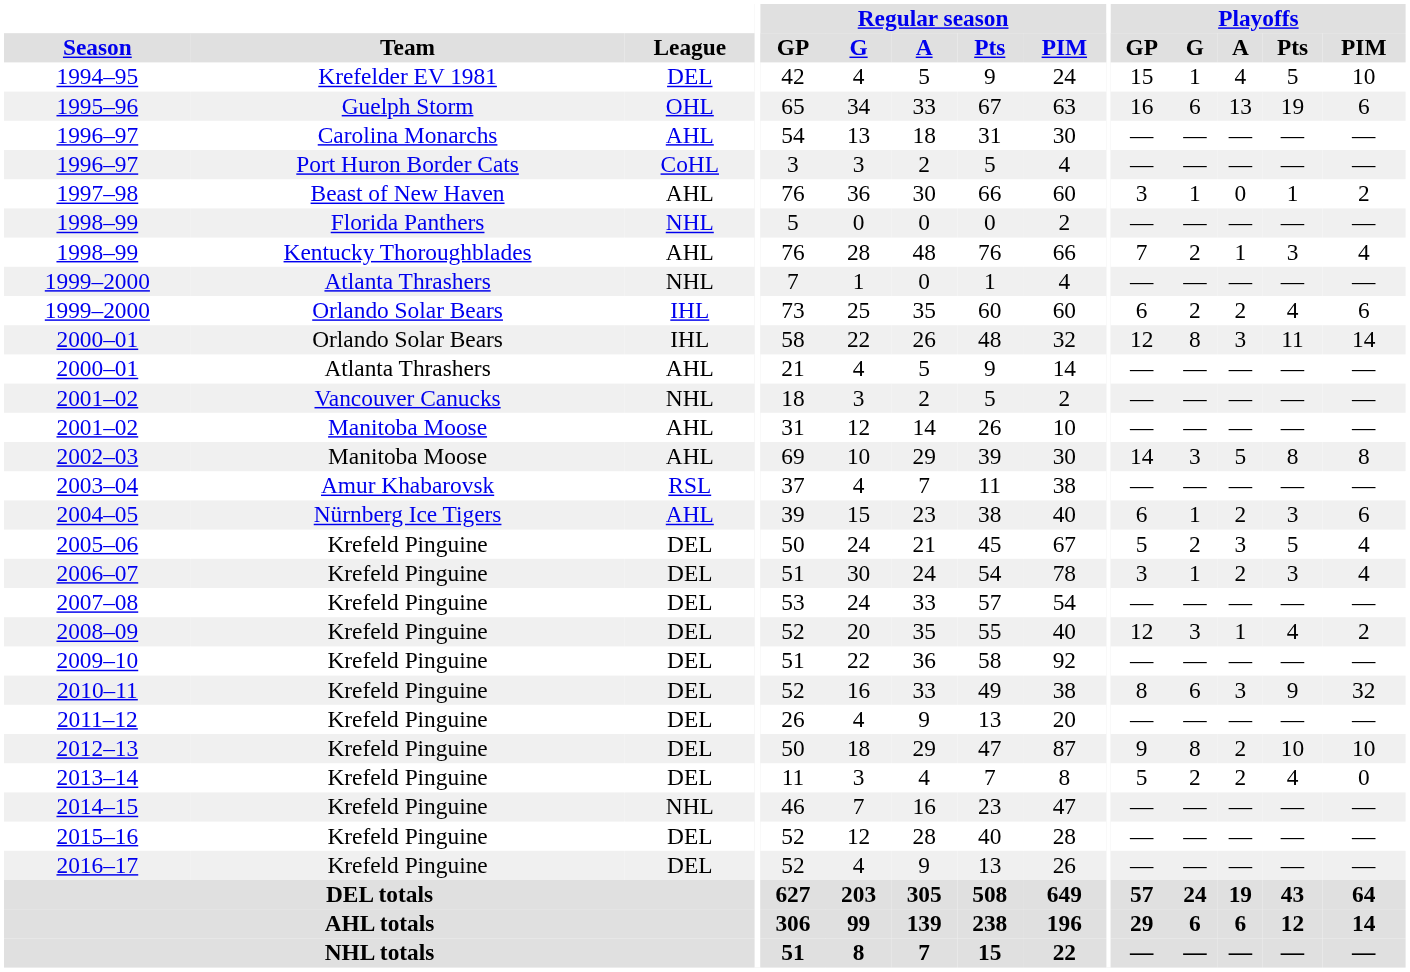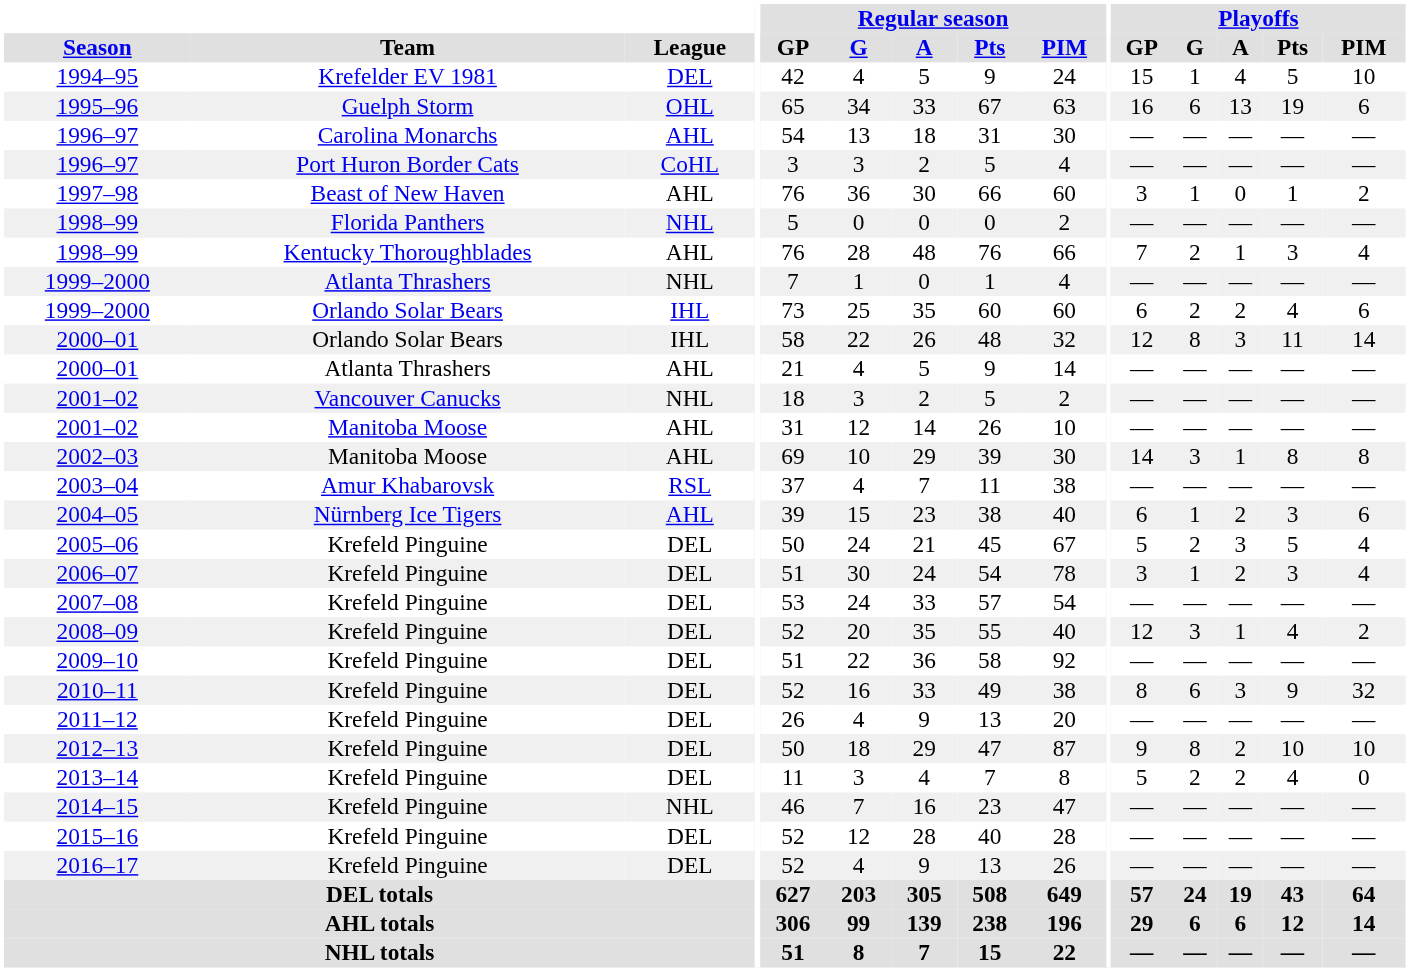(1240, 456) 5 -> (1240, 456) 1
